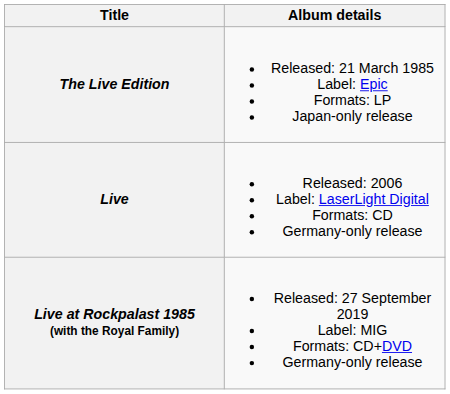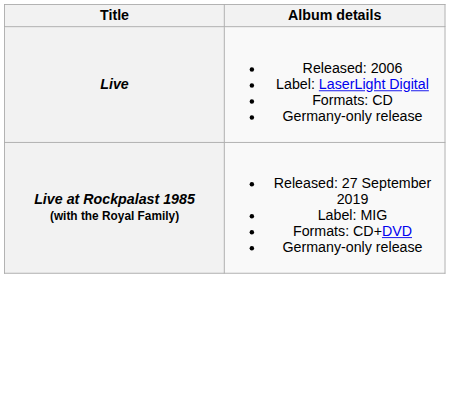- row: (115, 84)
